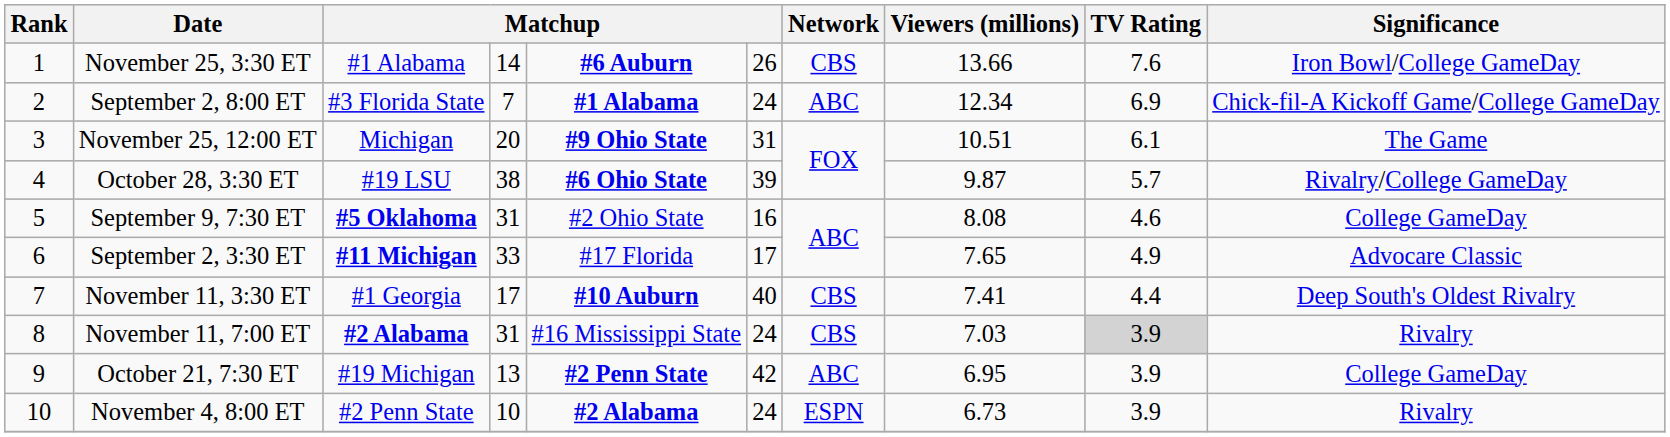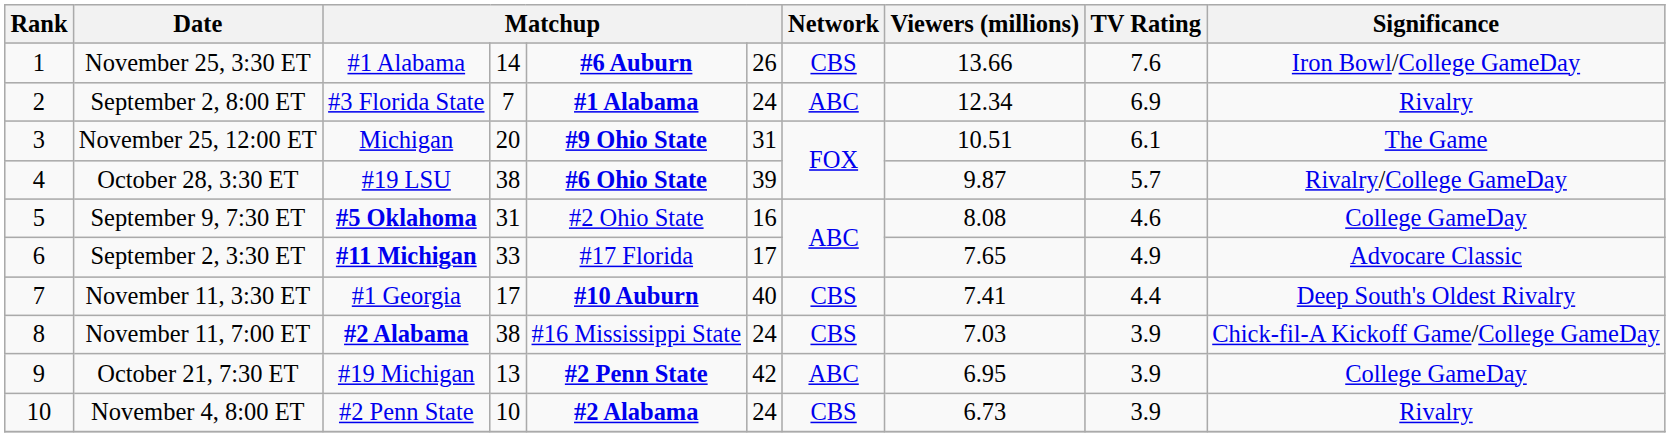(1436, 101) Chick-fil-A Kickoff Game/College GameDay -> (1436, 101) Rivalry
(508, 334) 31 -> (508, 334) 38
(1146, 334) lightgrey background -> (1146, 334) no background
(1436, 334) Rivalry -> (1436, 334) Chick-fil-A Kickoff Game/College GameDay
(834, 412) ESPN -> (834, 412) CBS
